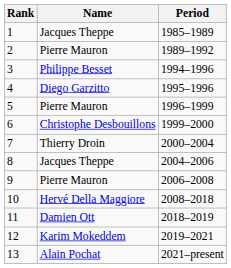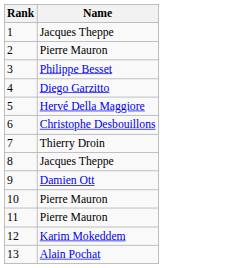- column: (192, 13)
(74, 106) Pierre Mauron -> (92, 106) Hervé Della Maggiore
(74, 180) Pierre Mauron -> (67, 180) Damien Ott
(92, 198) Hervé Della Maggiore -> (74, 198) Pierre Mauron
(67, 217) Damien Ott -> (74, 217) Pierre Mauron
